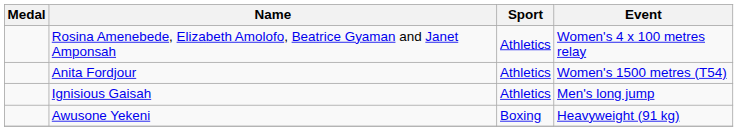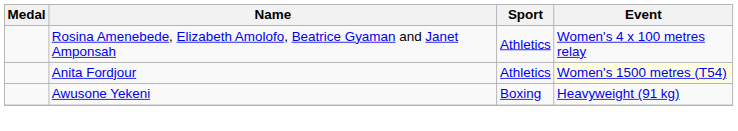(642, 72) no background -> (642, 72) lightyellow background
- row: (101, 94)
